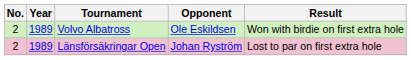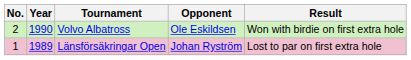(41, 30) 1989 -> (41, 30) 1990
(15, 47) 2 -> (15, 47) 1
